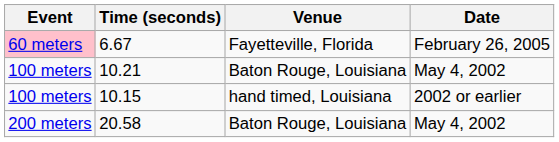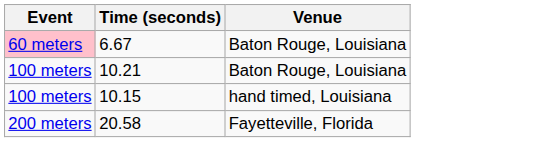- column: (482, 17)
(301, 44) Fayetteville, Florida -> (318, 44) Baton Rouge, Louisiana
(318, 123) Baton Rouge, Louisiana -> (301, 123) Fayetteville, Florida
